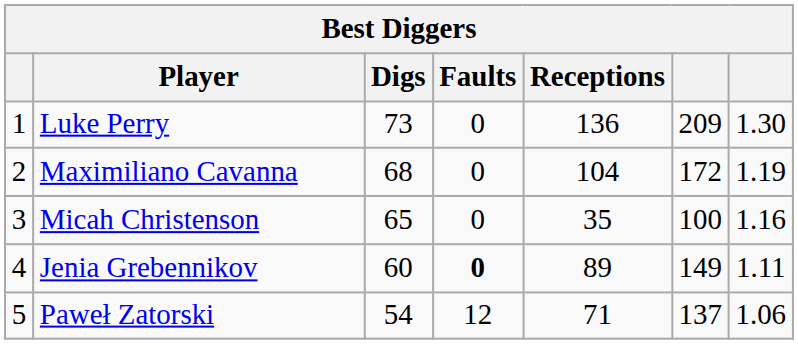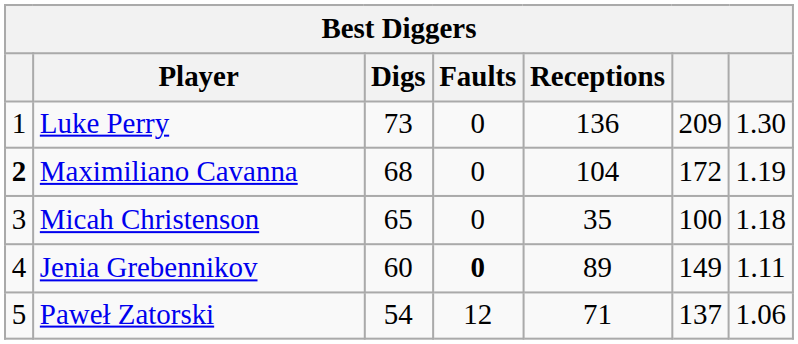(19, 171) normal -> (19, 171) bold
(761, 219) 1.16 -> (761, 219) 1.18
